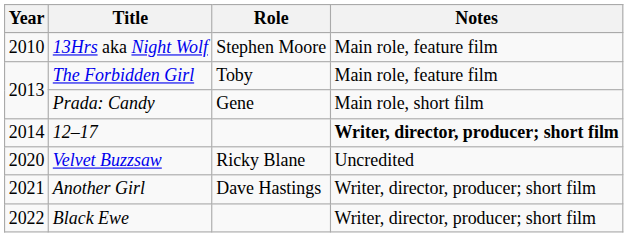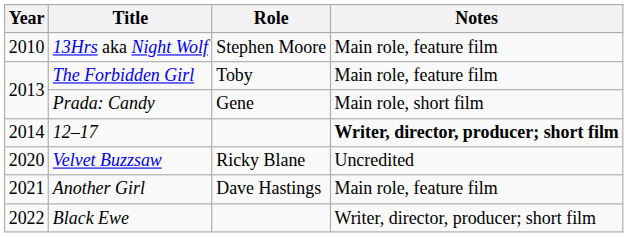(465, 189) Writer, director, producer; short film -> (416, 189) Main role, feature film
